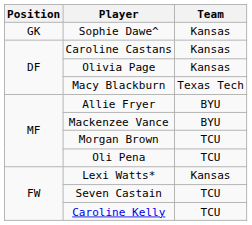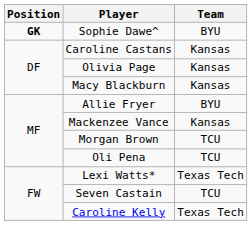(34, 31) normal -> (34, 31) bold
(211, 31) Kansas -> (211, 31) BYU
(211, 85) Texas Tech -> (211, 85) Kansas
(211, 121) BYU -> (211, 121) Kansas
(211, 176) Kansas -> (211, 176) Texas Tech
(211, 212) TCU -> (211, 212) Texas Tech
